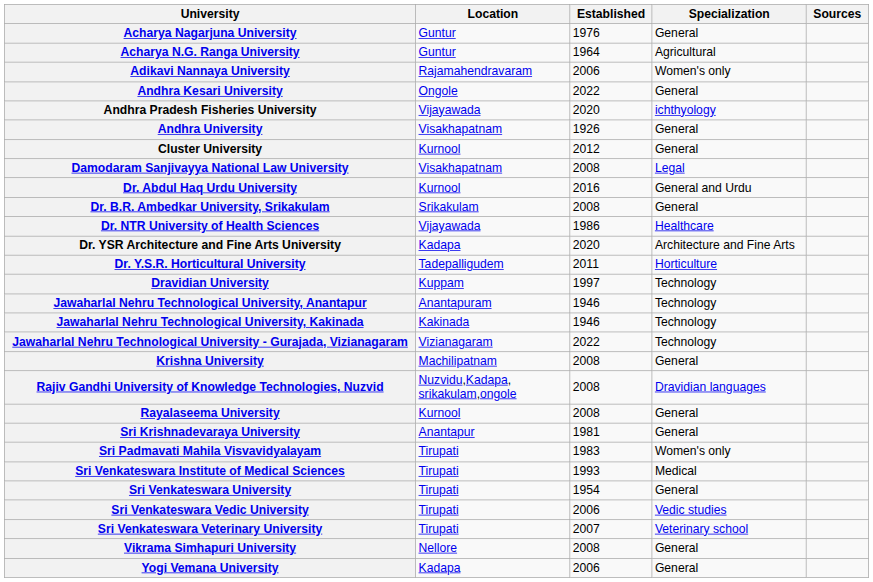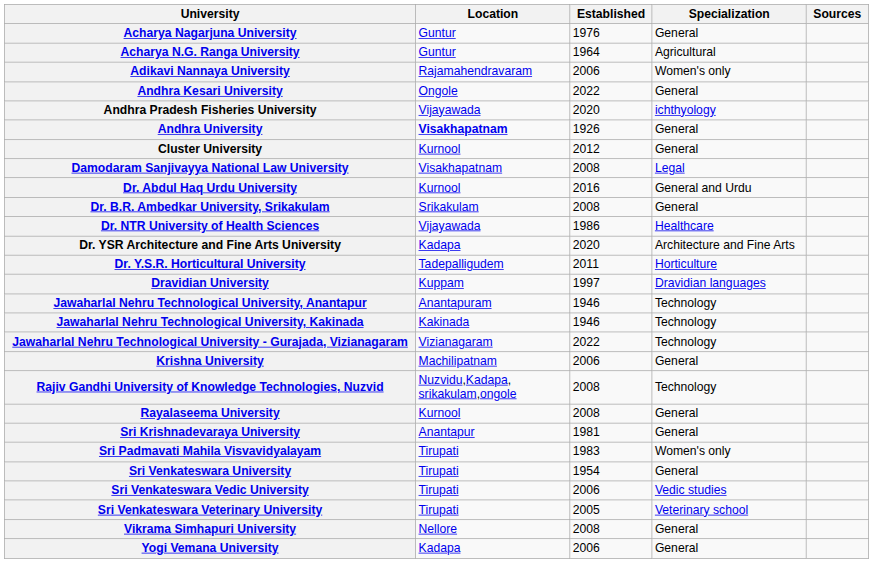(460, 129) normal -> (463, 129) bold
(686, 284) Technology -> (710, 284) Dravidian languages
(586, 361) 2008 -> (586, 361) 2006
(710, 387) Dravidian languages -> (686, 387) Technology
- row: (210, 471)
(586, 529) 2007 -> (586, 509) 2005
